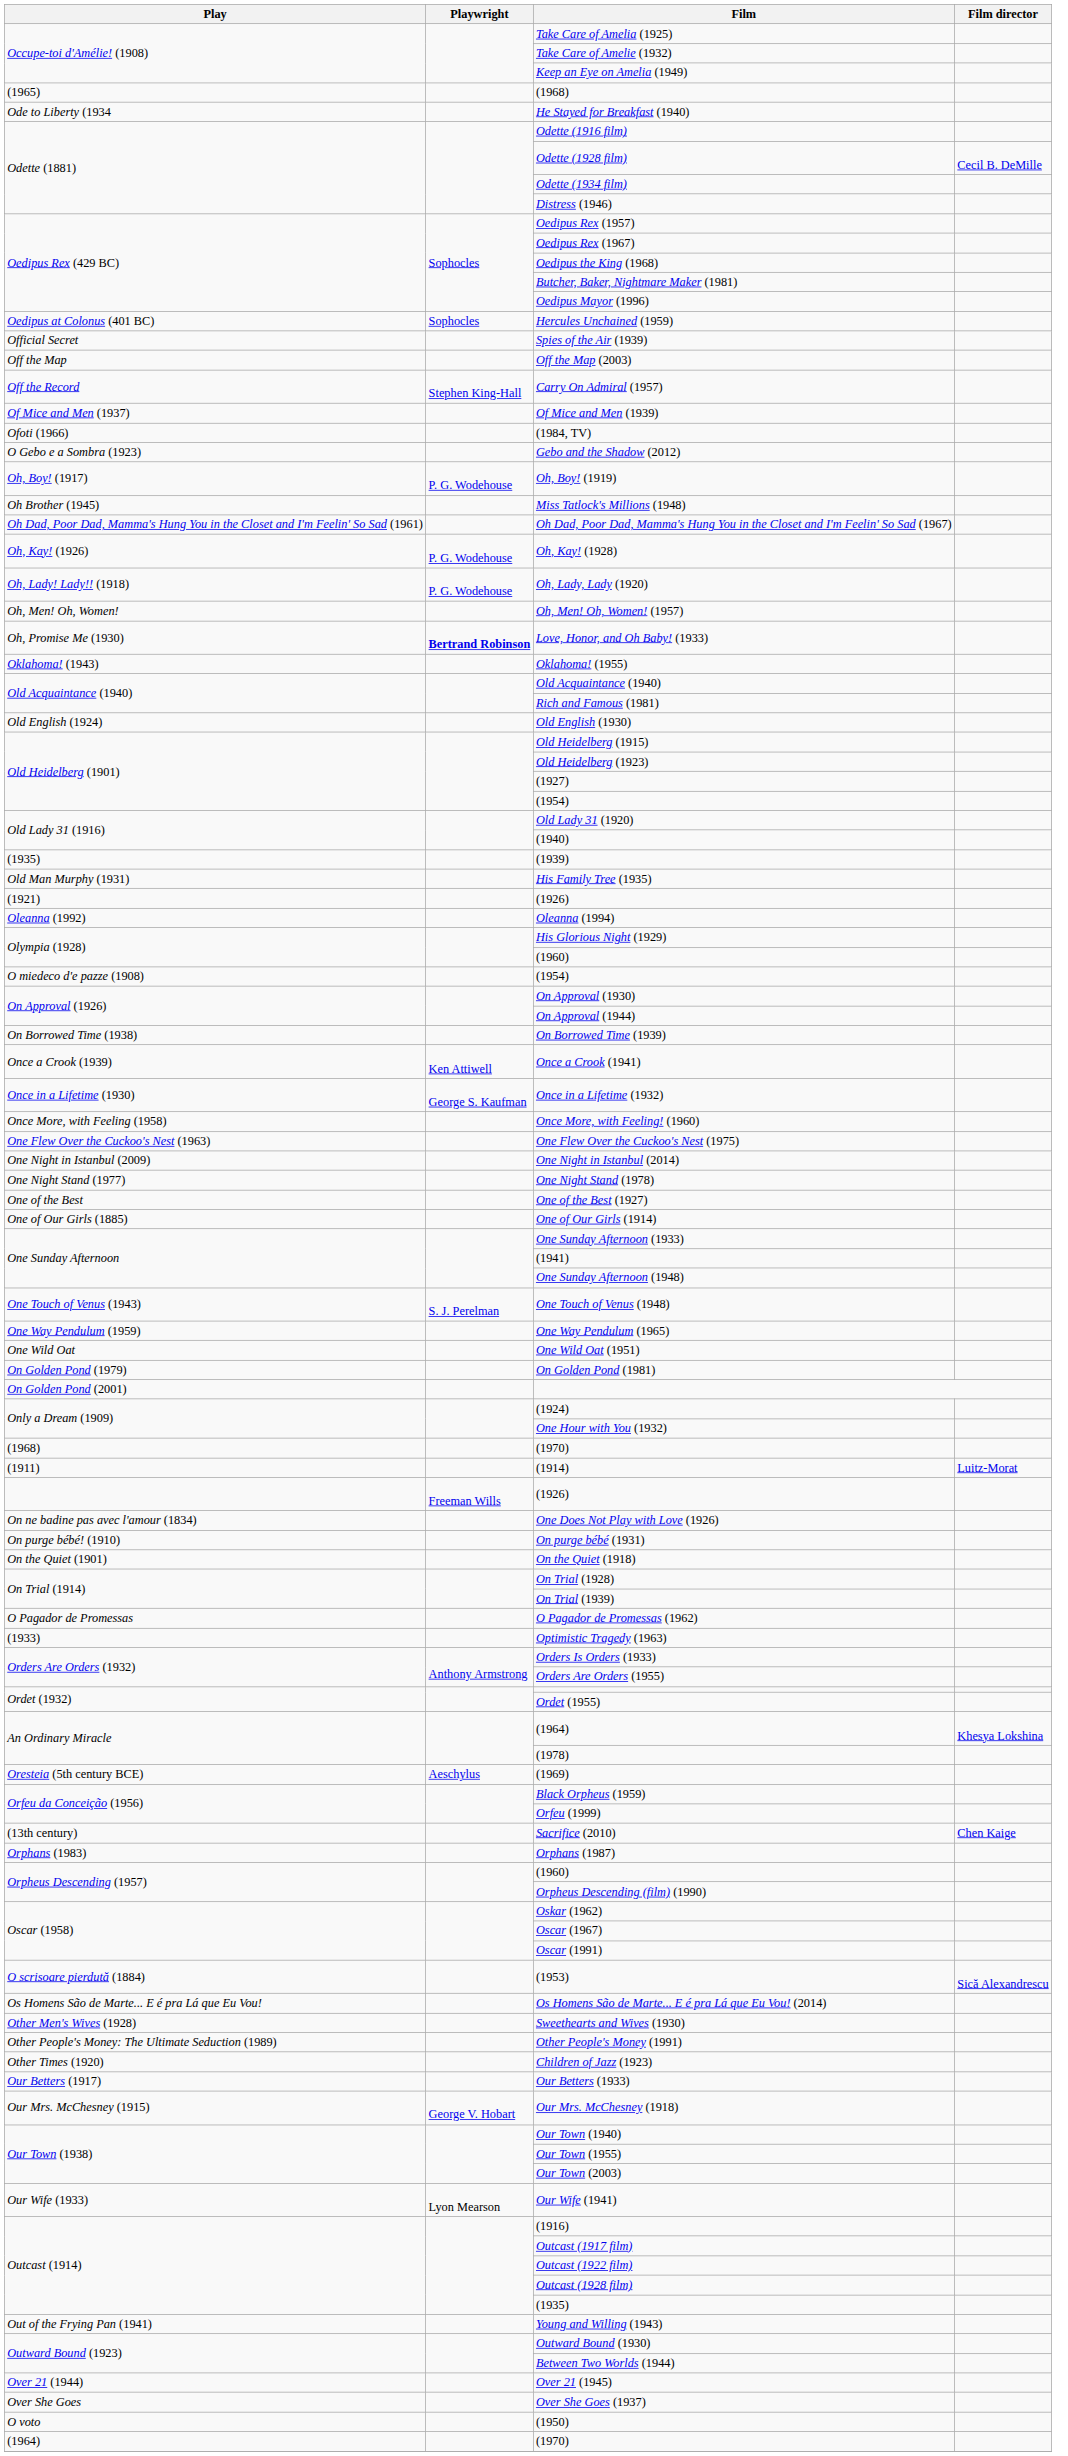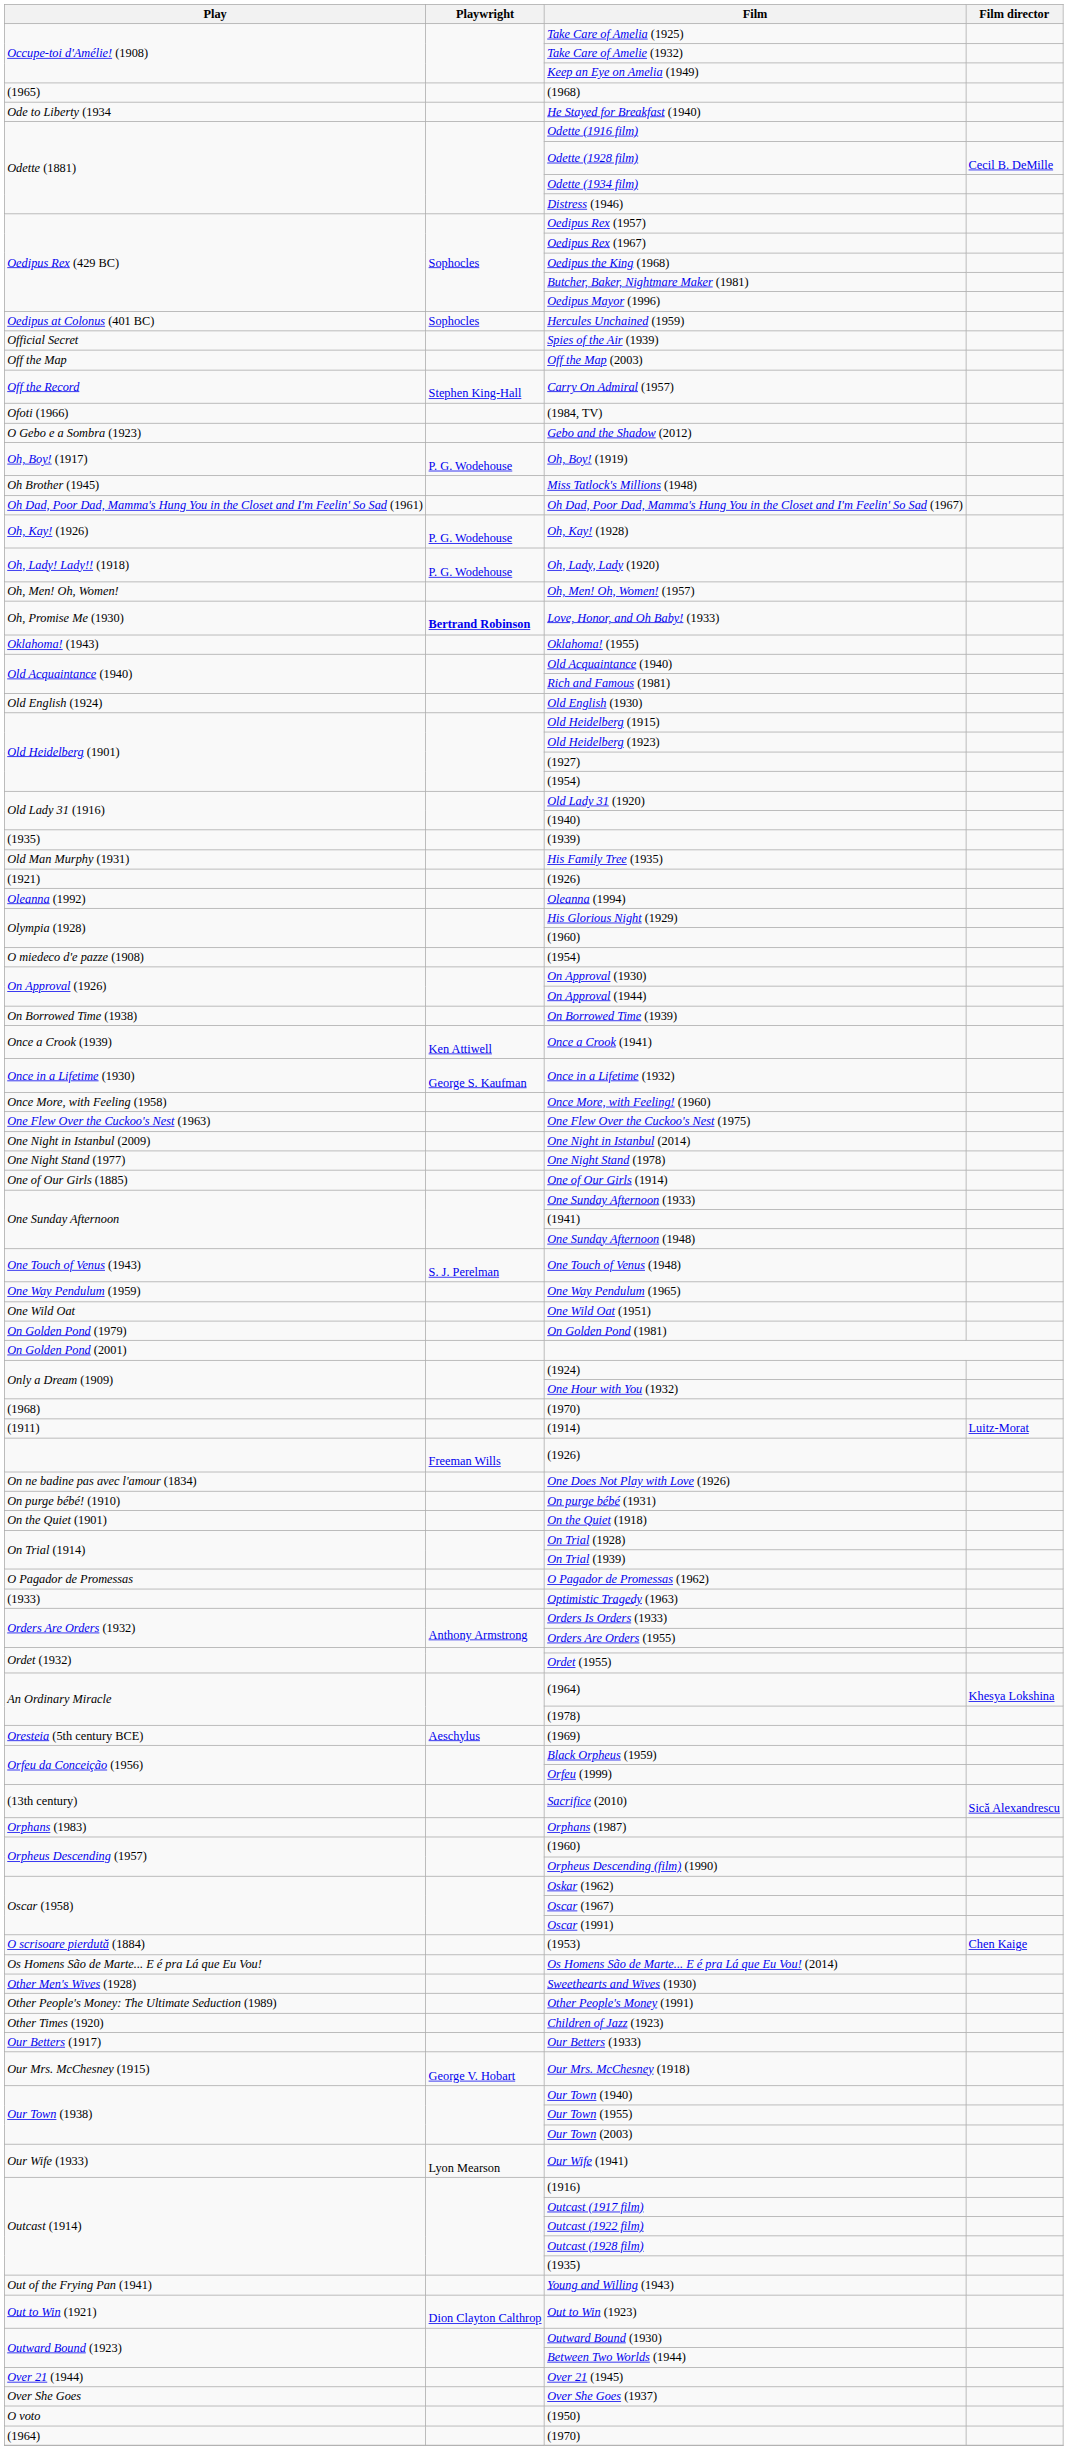- row: (68, 413)
- row: (45, 1199)
(987, 1833) Chen Kaige -> (1014, 1807) Sică Alexandrescu
(1003, 1983) Sică Alexandrescu -> (998, 1944) Chen Kaige
+ row: (52, 2311)
